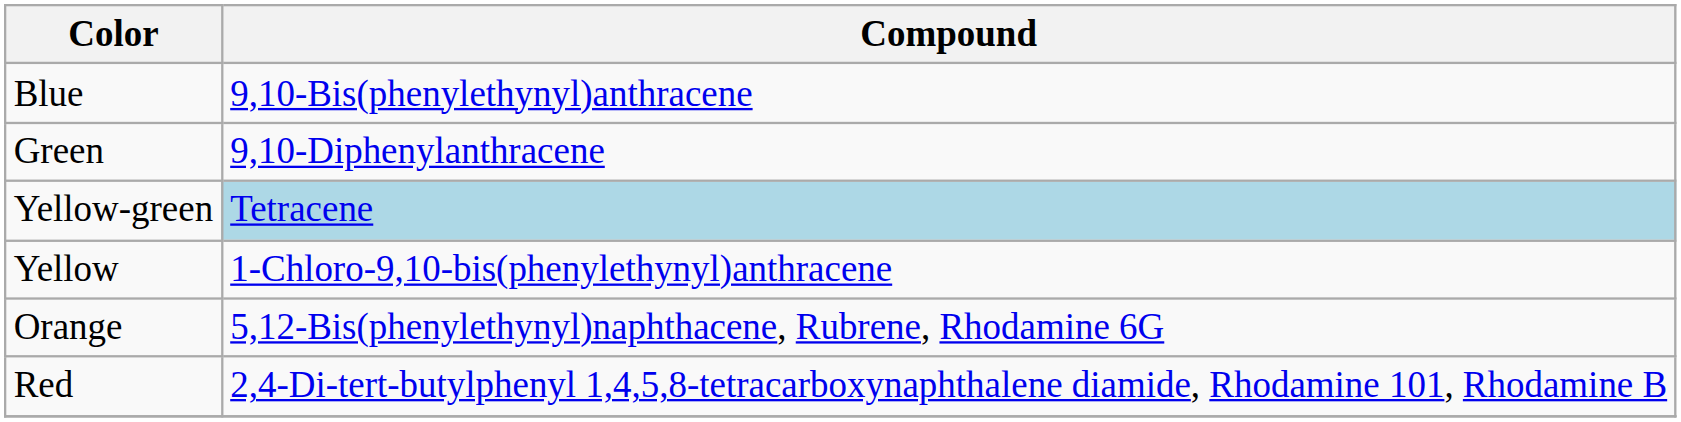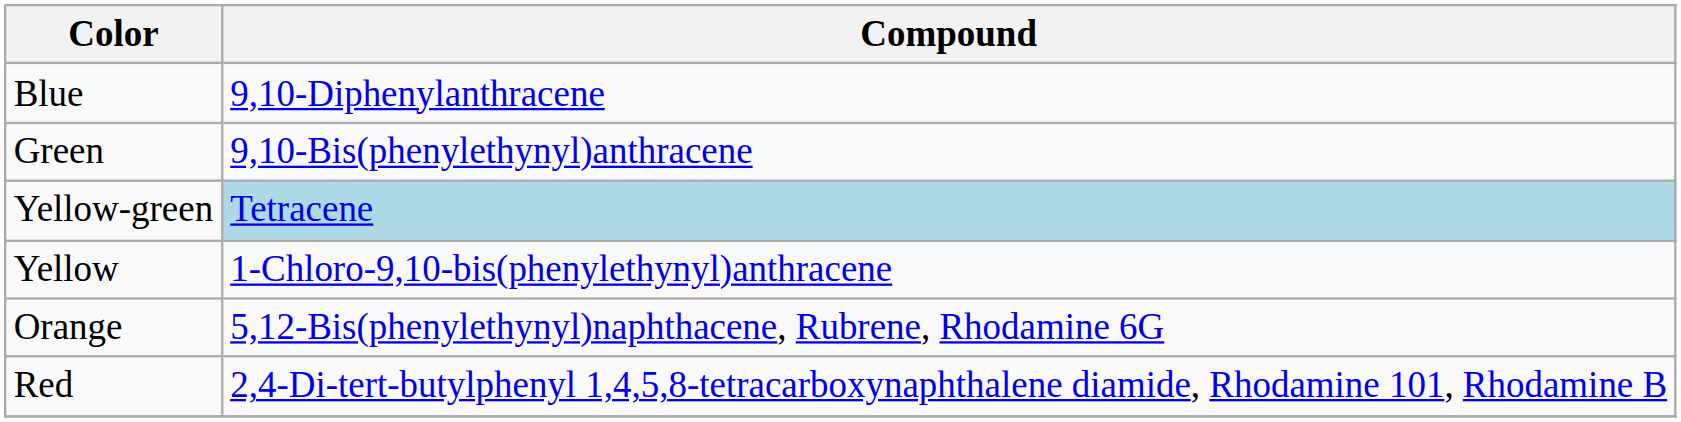(491, 92) 9,10-Bis(phenylethynyl)anthracene -> (417, 92) 9,10-Diphenylanthracene
(417, 151) 9,10-Diphenylanthracene -> (491, 151) 9,10-Bis(phenylethynyl)anthracene
